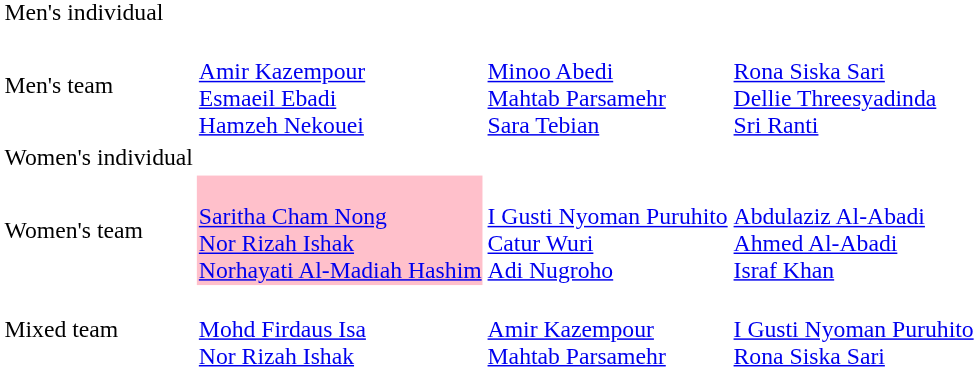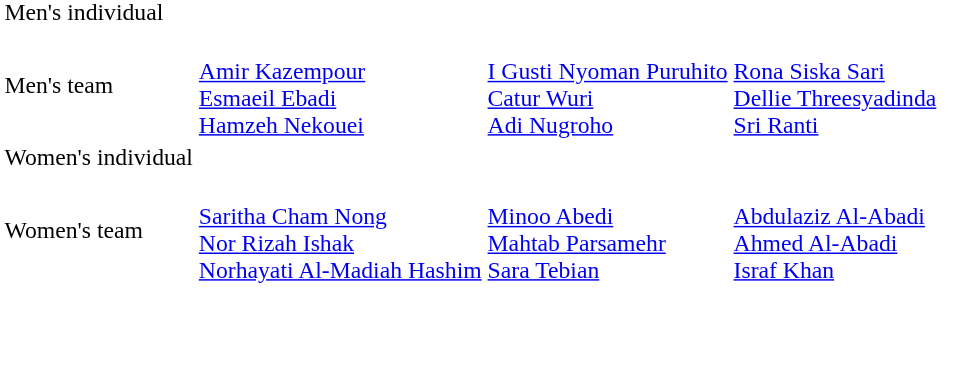(577, 98) Minoo Abedi Mahtab Parsamehr Sara Tebian -> (608, 98) I Gusti Nyoman Puruhito Catur Wuri Adi Nugroho
(340, 243) pink background -> (340, 243) no background
(608, 243) I Gusti Nyoman Puruhito Catur Wuri Adi Nugroho -> (577, 243) Minoo Abedi Mahtab Parsamehr Sara Tebian
- row: (61, 329)
